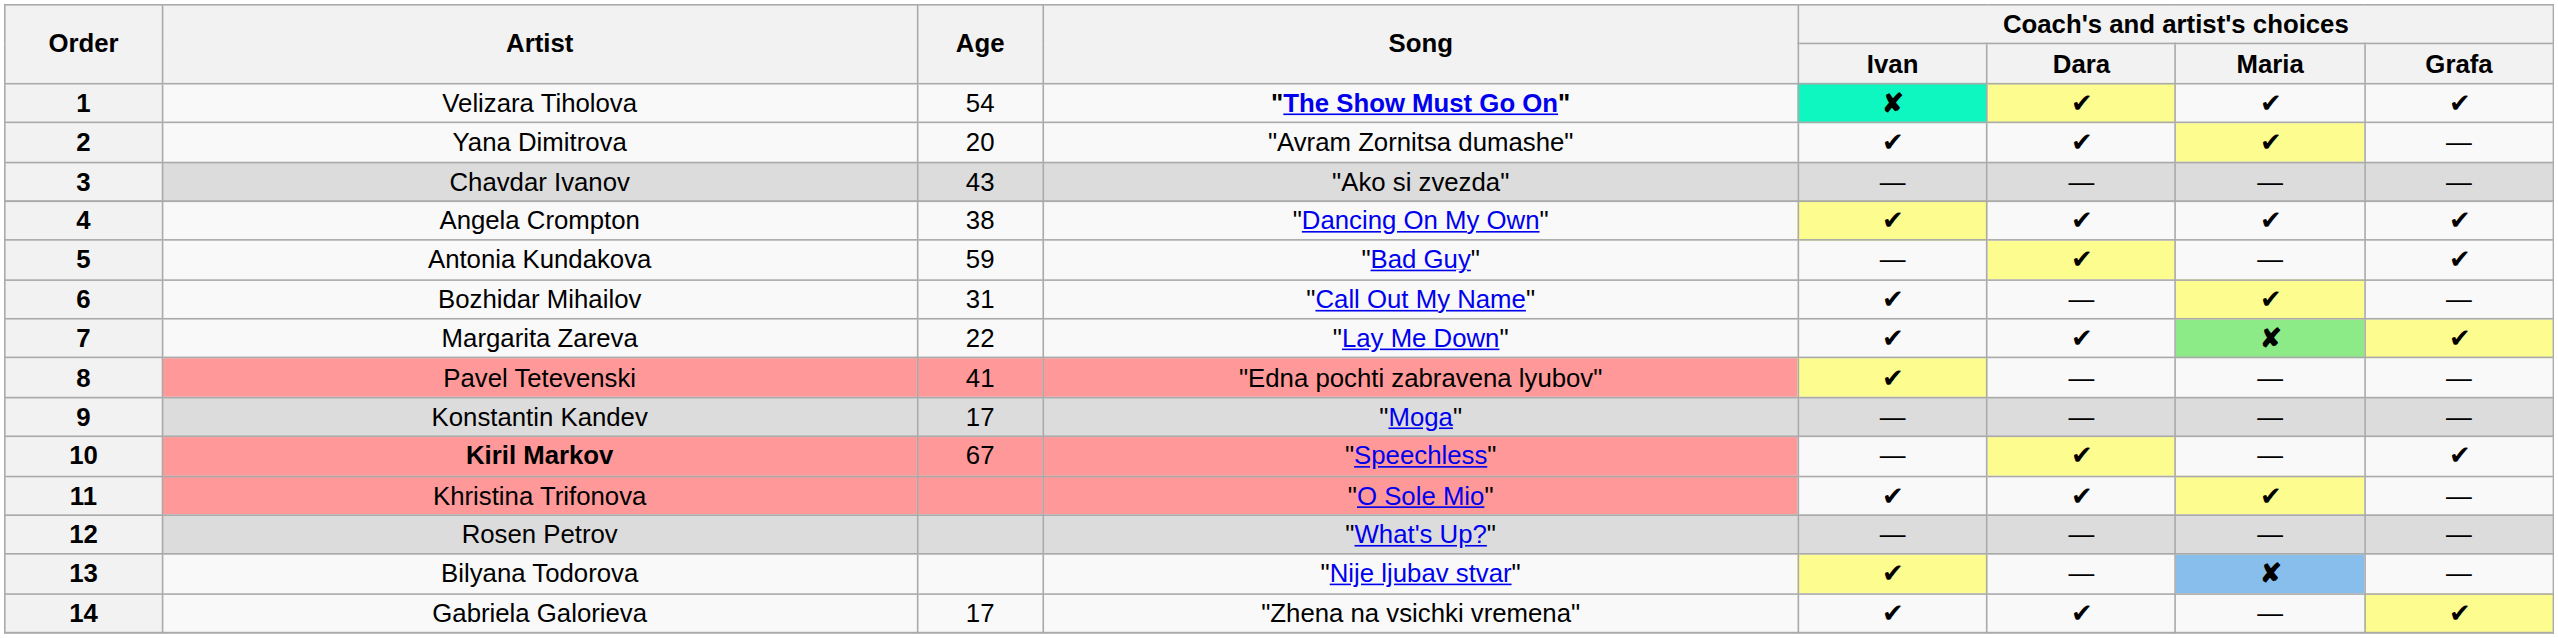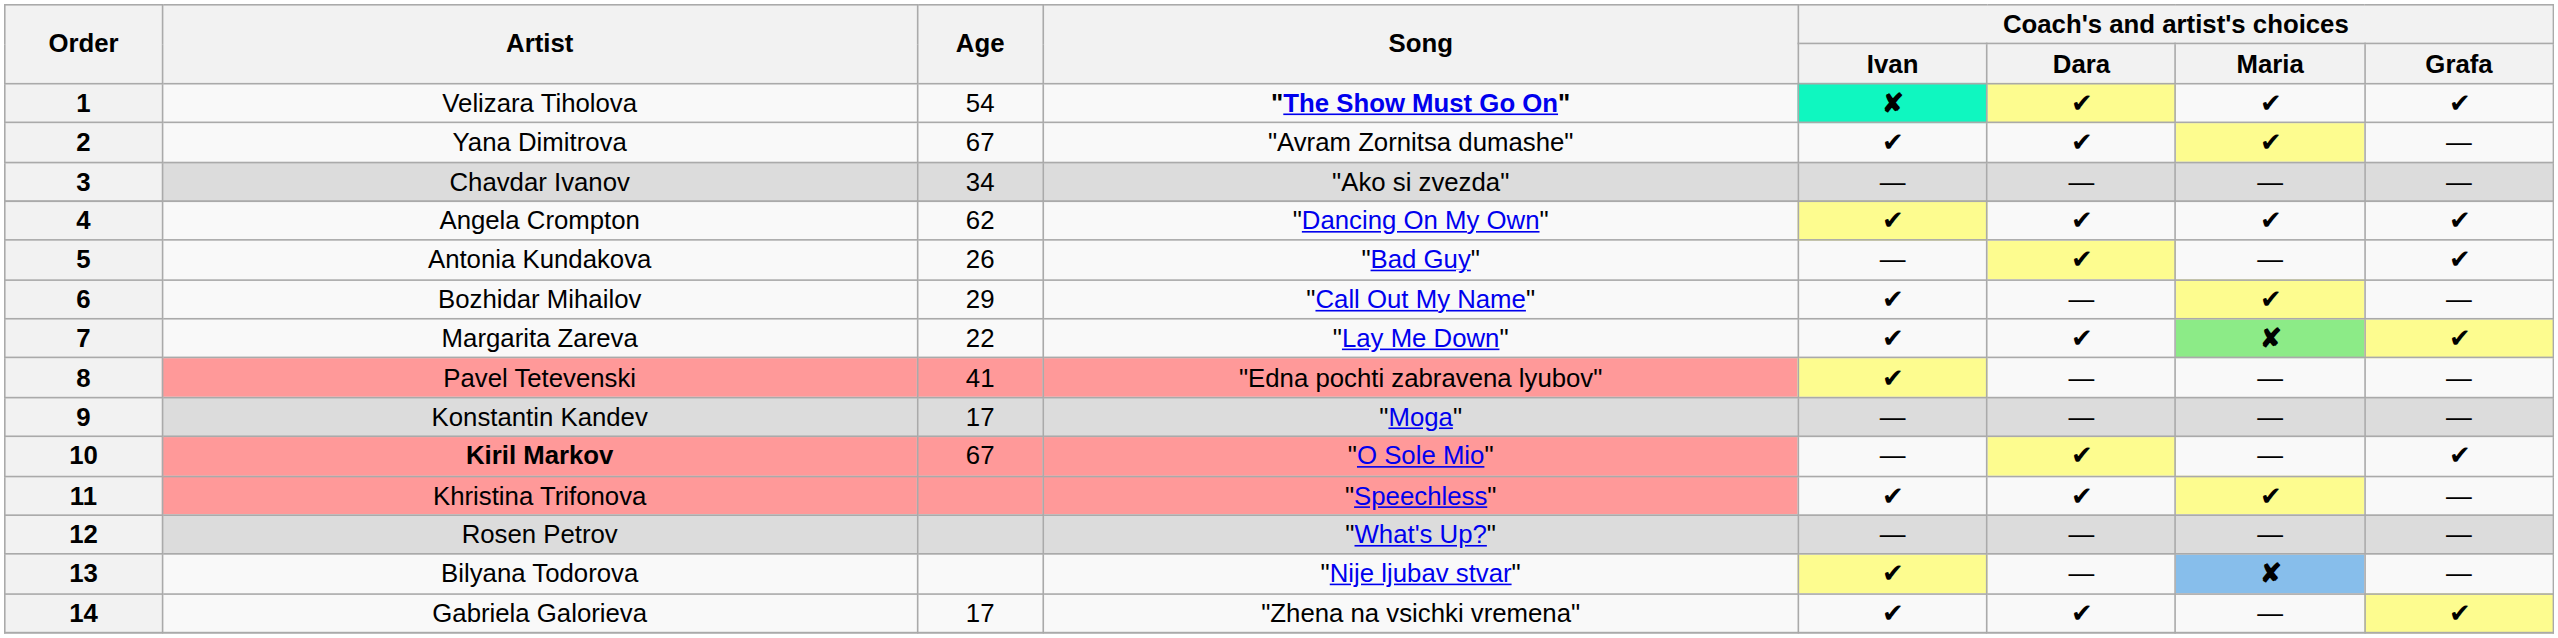(980, 142) 20 -> (980, 142) 67
(980, 181) 43 -> (980, 181) 34
(980, 221) 38 -> (980, 221) 62
(980, 260) 59 -> (980, 260) 26
(980, 299) 31 -> (980, 299) 29
(1421, 456) "Speechless" -> (1421, 456) "O Sole Mio"
(1421, 495) "O Sole Mio" -> (1421, 495) "Speechless"
